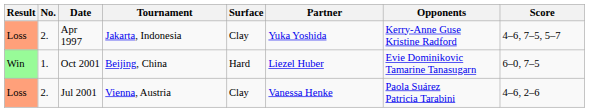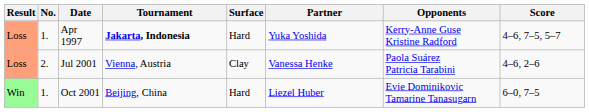(44, 35) 2. -> (44, 35) 1.
(143, 35) normal -> (148, 35) bold
(239, 35) Clay -> (239, 35) Hard
rows swapped: (79, 92) <-> (80, 64)
